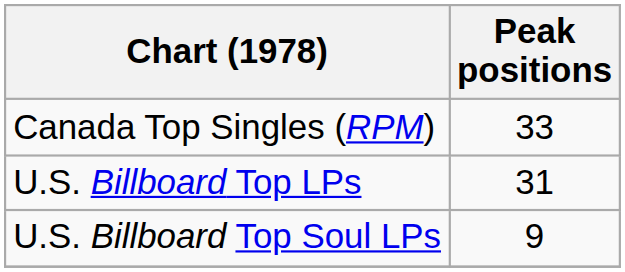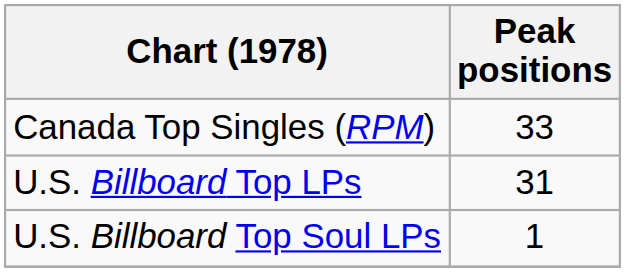(535, 237) 9 -> (535, 237) 1
